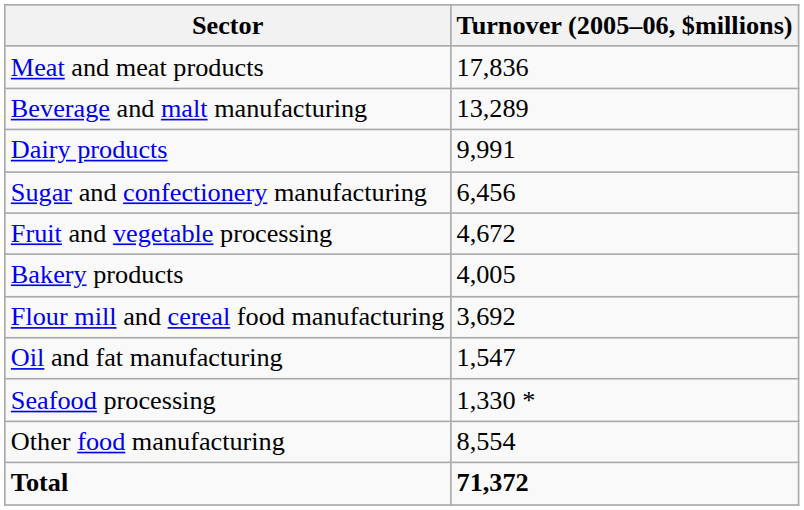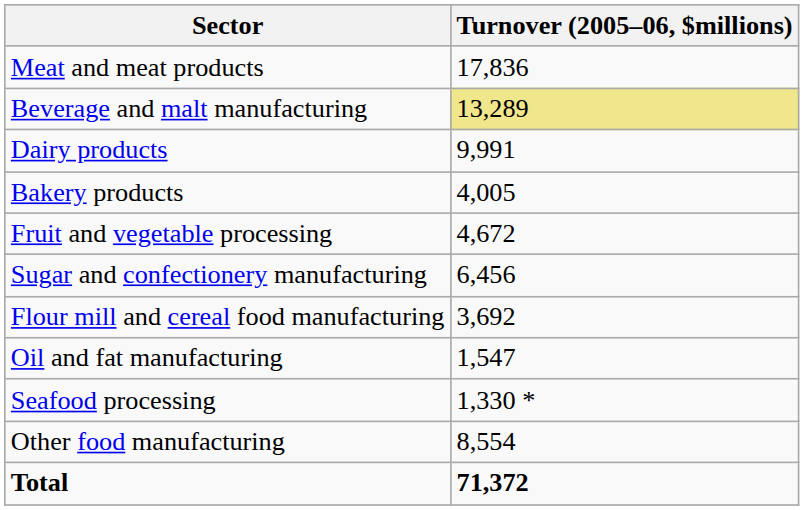(493, 108) no background -> (493, 108) khaki background
rows swapped: (219, 191) <-> (97, 274)
